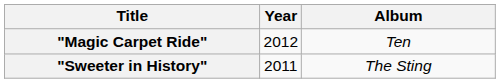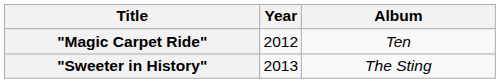(281, 66) 2011 -> (281, 66) 2013
